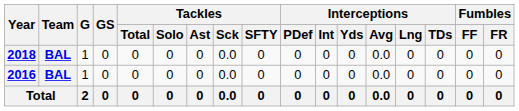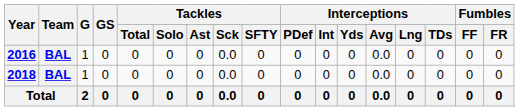rows swapped: (22, 75) <-> (22, 55)
